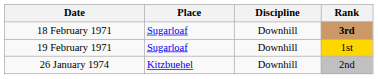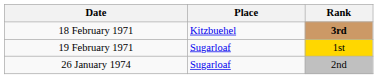- column: (278, 13)
(167, 30) Sugarloaf -> (213, 30) Kitzbuehel
(170, 65) Kitzbuehel -> (210, 65) Sugarloaf
